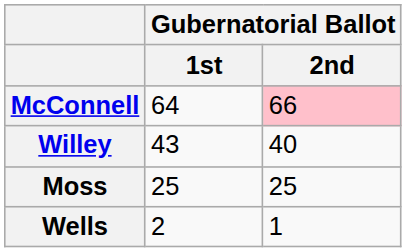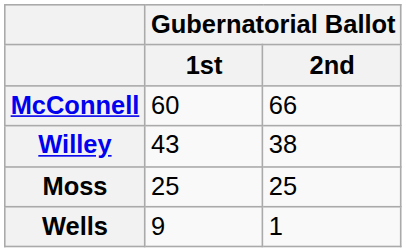(165, 105) 64 -> (165, 105) 60
(283, 105) pink background -> (283, 105) no background
(283, 145) 40 -> (283, 145) 38
(158, 226) 2 -> (158, 226) 9
